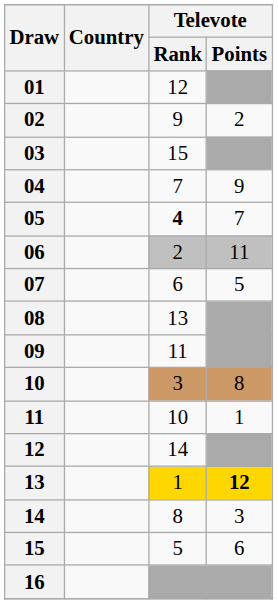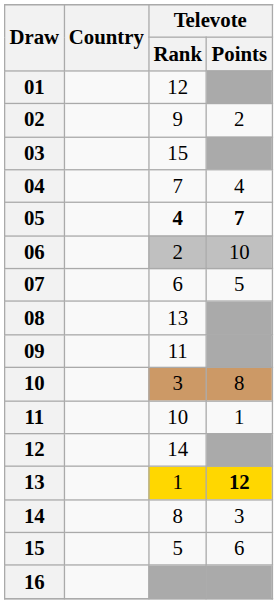(239, 185) 9 -> (239, 185) 4
(239, 218) normal -> (239, 218) bold
(239, 251) 11 -> (239, 251) 10
